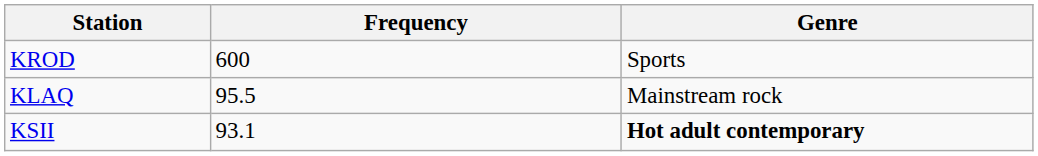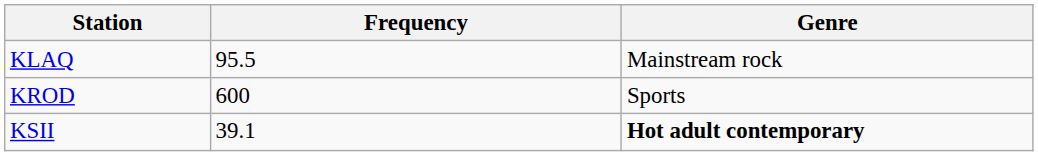rows swapped: (42, 95) <-> (42, 58)
(236, 131) 93.1 -> (236, 131) 39.1
